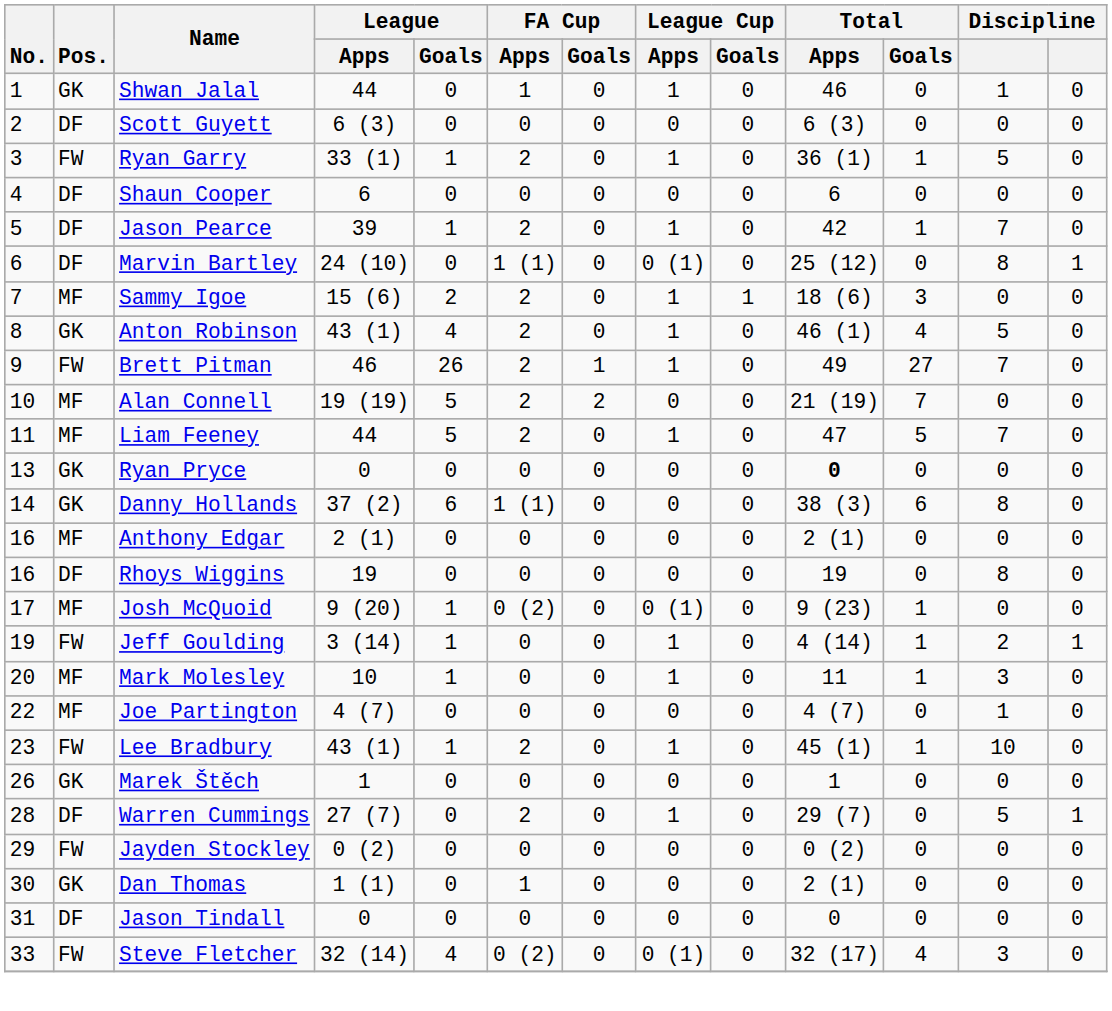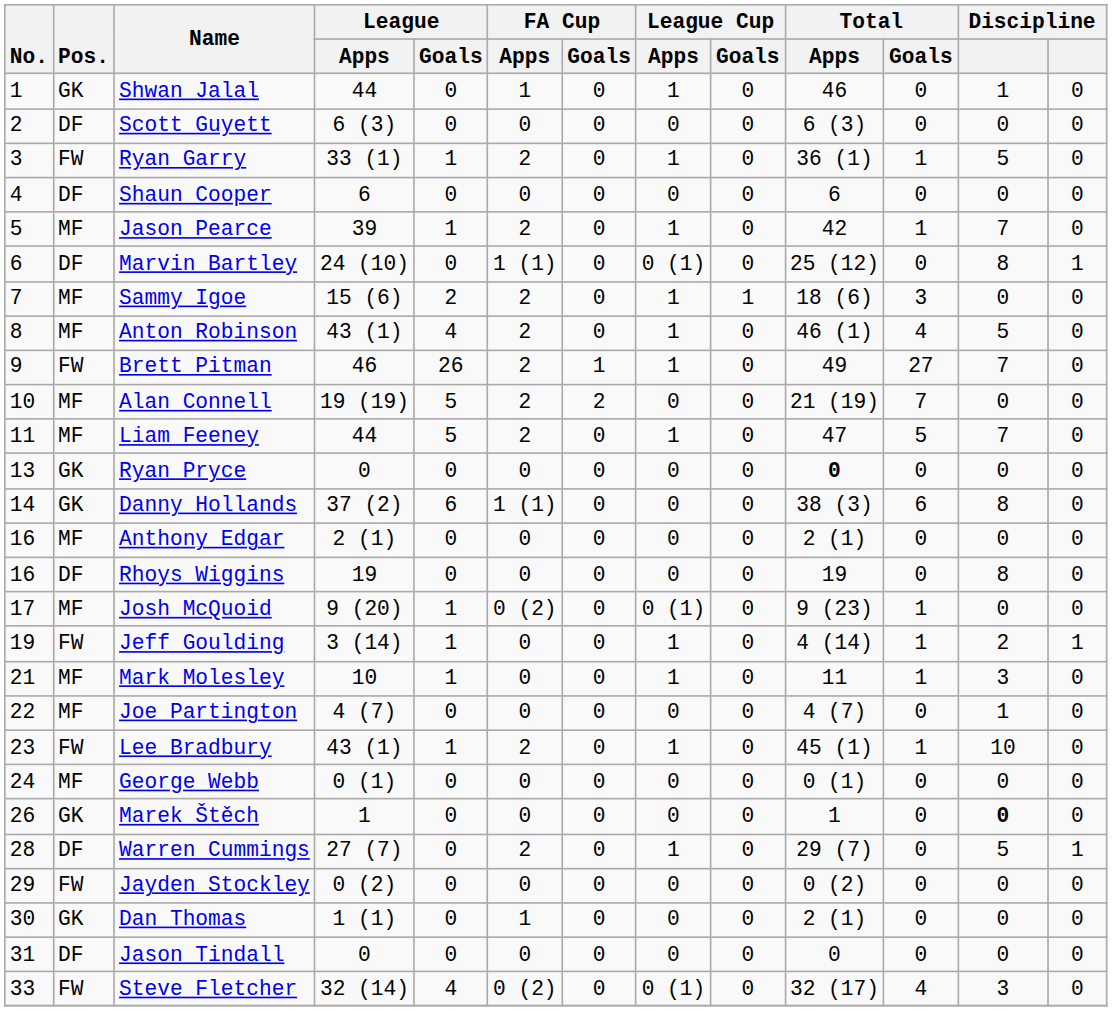(71, 229) DF -> (71, 229) MF
(71, 333) GK -> (71, 333) MF
(23, 678) 20 -> (23, 678) 21
+ row: (189, 782)
(1003, 782) normal -> (1003, 816) bold
